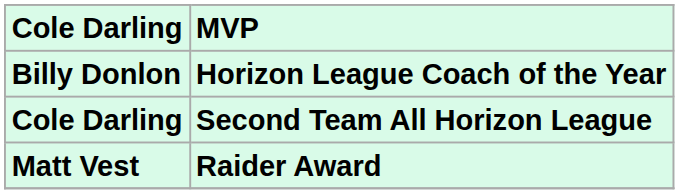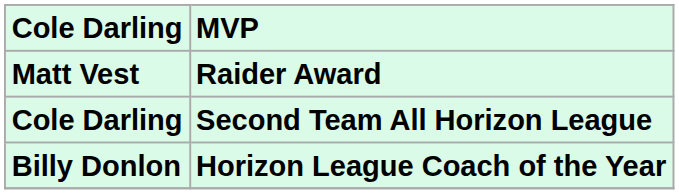rows swapped: (75, 166) <-> (96, 74)
